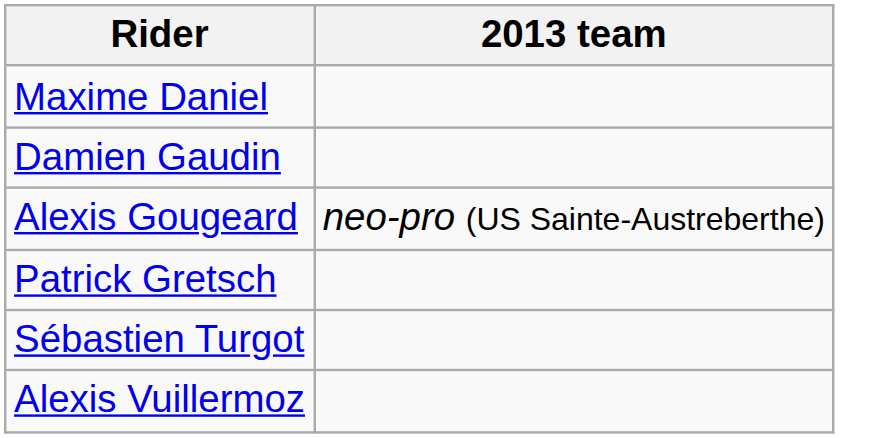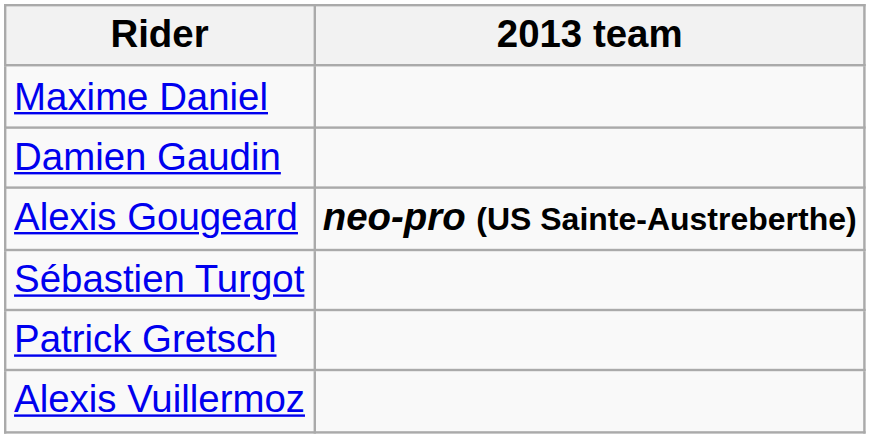(574, 217) normal -> (590, 217) bold
rows swapped: (145, 278) <-> (159, 339)
